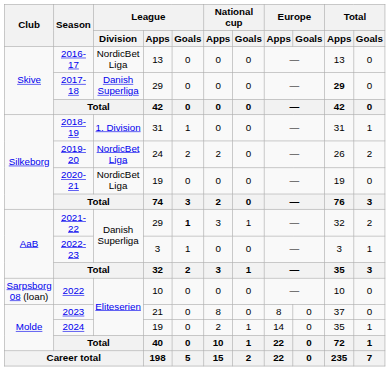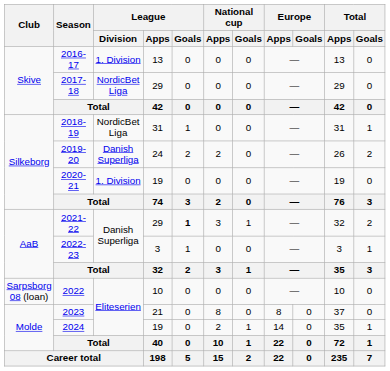(118, 59) NordicBet Liga -> (118, 59) 1. Division
(118, 86) Danish Superliga -> (118, 86) NordicBet Liga
(339, 86) bold -> (339, 86) normal
(118, 128) 1. Division -> (118, 128) NordicBet Liga
(118, 154) NordicBet Liga -> (118, 154) Danish Superliga
(118, 180) NordicBet Liga -> (118, 180) 1. Division
